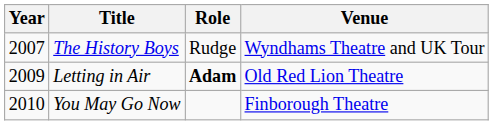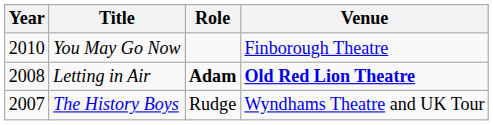rows swapped: (116, 47) <-> (117, 104)
(27, 76) 2009 -> (27, 76) 2008
(324, 76) normal -> (330, 76) bold
